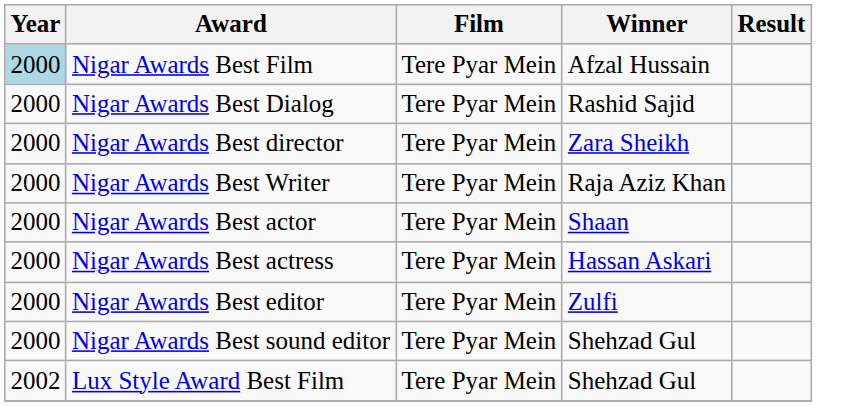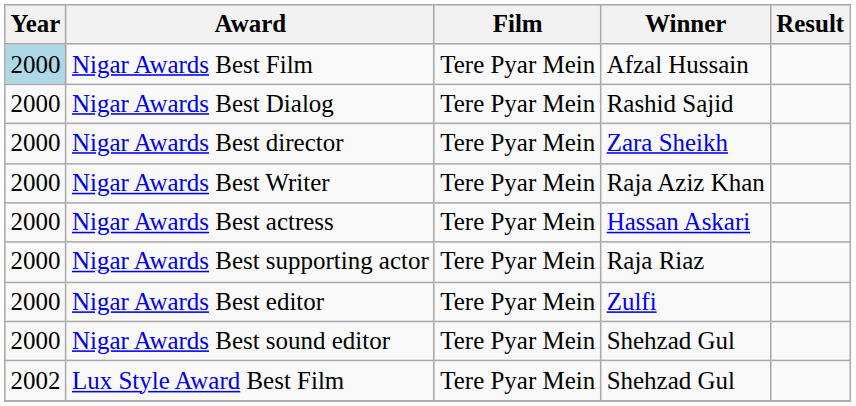- row: (194, 222)
+ row: (250, 261)
